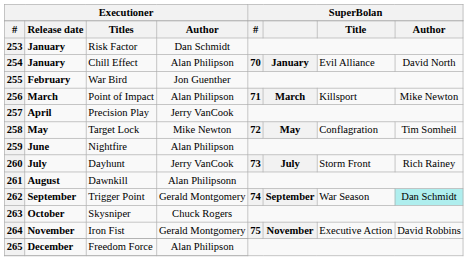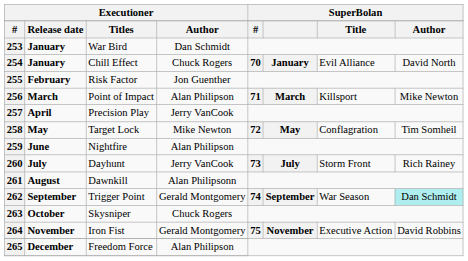(113, 46) Risk Factor -> (108, 46) War Bird
(202, 63) Alan Philipson -> (202, 63) Chuck Rogers
(108, 79) War Bird -> (113, 79) Risk Factor
